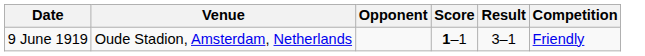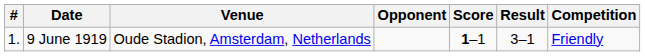+ column: (14, 16)
